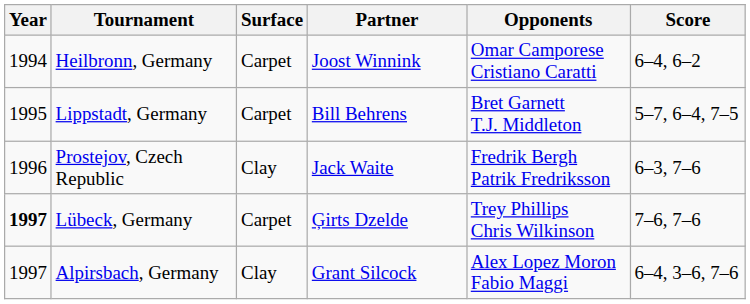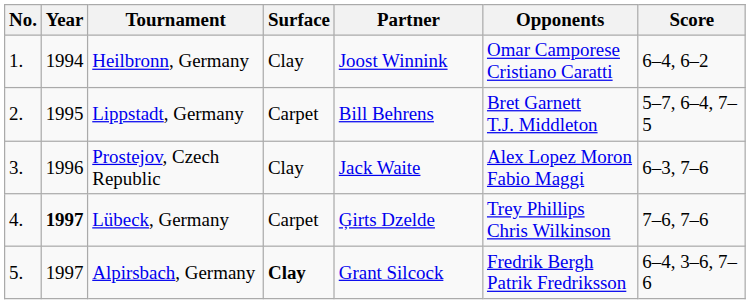+ column: (23, 19)
(266, 61) Carpet -> (286, 61) Clay
(540, 166) Fredrik Bergh Patrik Fredriksson -> (560, 166) Alex Lopez Moron Fabio Maggi
(259, 271) normal -> (287, 271) bold
(543, 271) Alex Lopez Moron Fabio Maggi -> (557, 271) Fredrik Bergh Patrik Fredriksson
